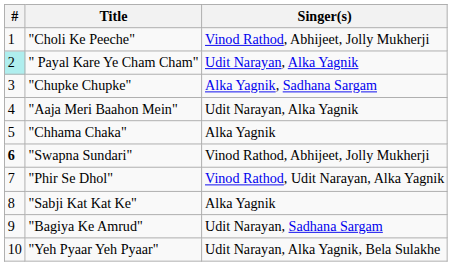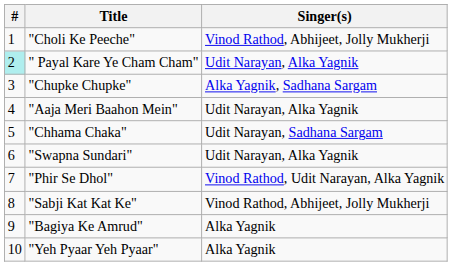(240, 132) Alka Yagnik -> (294, 132) Udit Narayan, Sadhana Sargam
(11, 156) bold -> (11, 156) normal
(317, 156) Vinod Rathod, Abhijeet, Jolly Mukherji -> (282, 156) Udit Narayan, Alka Yagnik
(240, 202) Alka Yagnik -> (317, 202) Vinod Rathod, Abhijeet, Jolly Mukherji
(294, 226) Udit Narayan, Sadhana Sargam -> (240, 226) Alka Yagnik
(323, 249) Udit Narayan, Alka Yagnik, Bela Sulakhe -> (240, 249) Alka Yagnik
